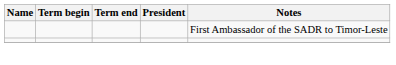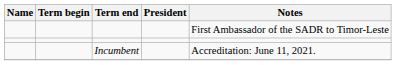+ row: (20, 51)
